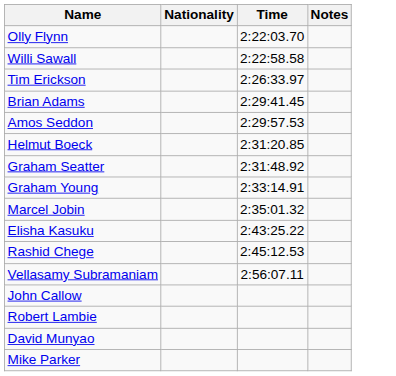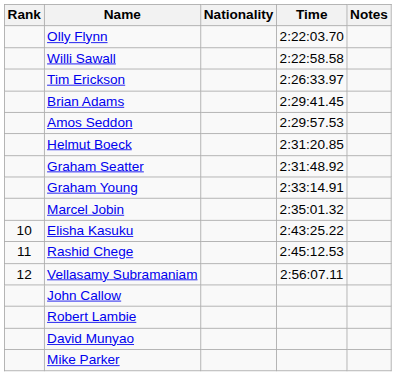+ column: (24, 15)
